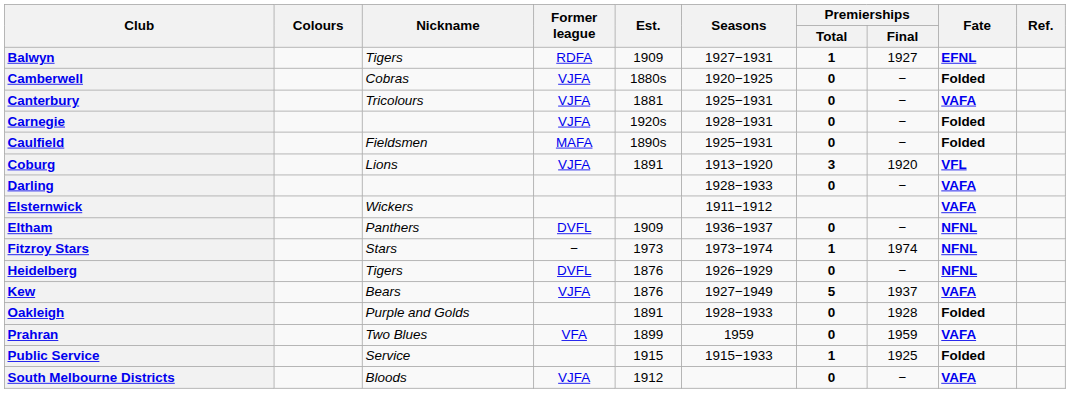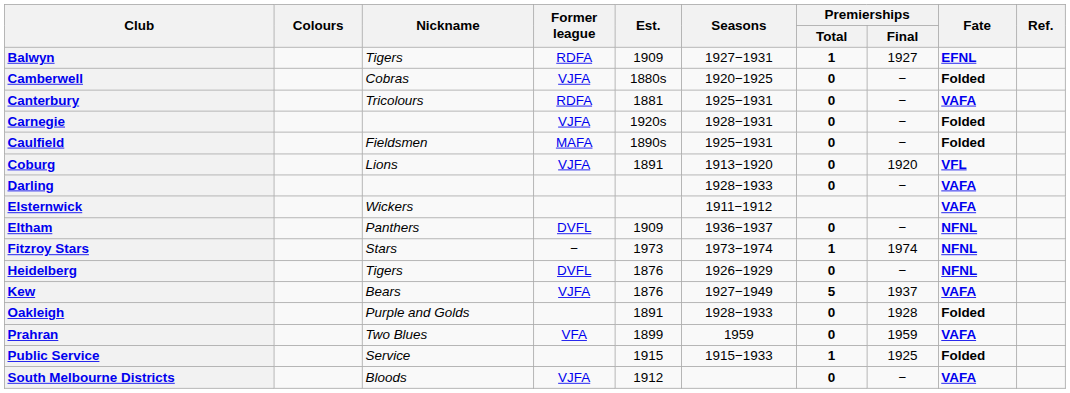(574, 100) VJFA -> (574, 100) RDFA
(832, 164) 3 -> (832, 164) 0
